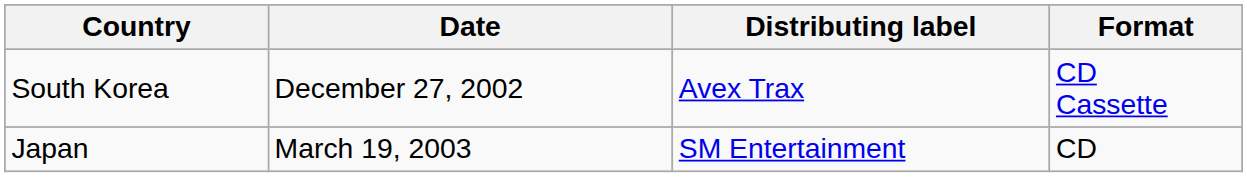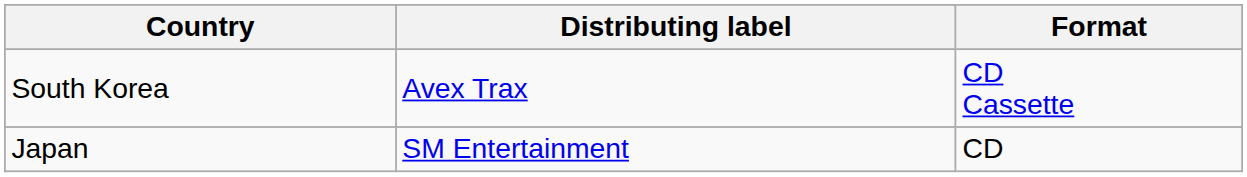- column: (470, 26)
